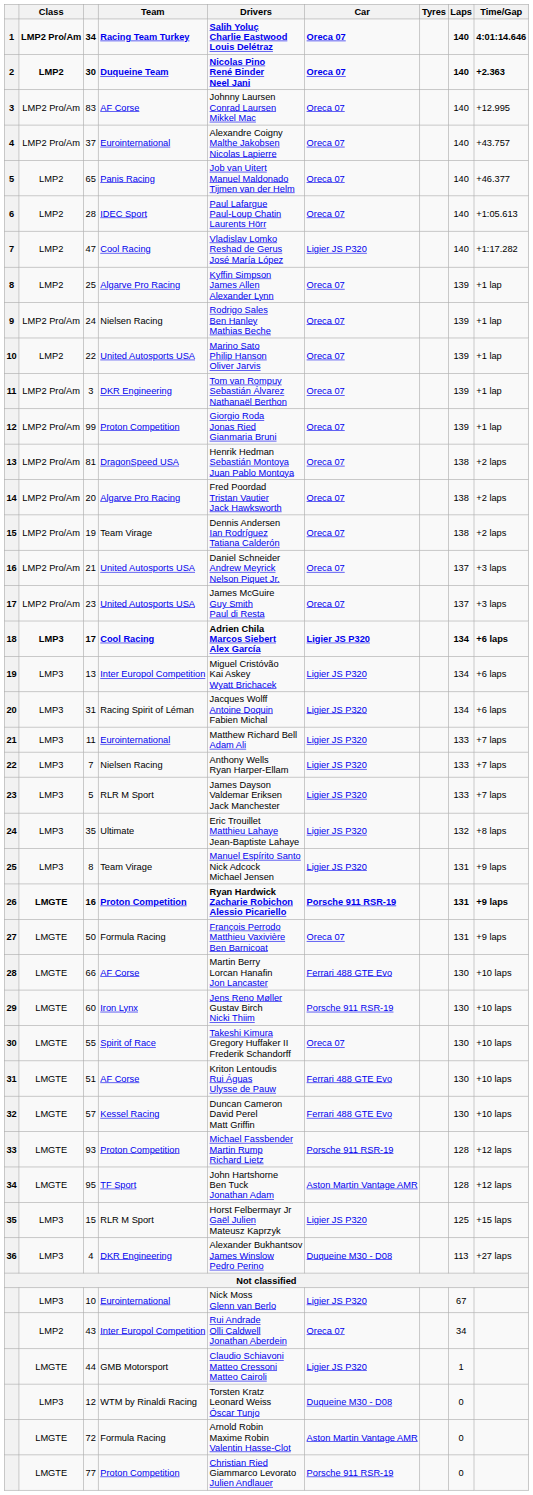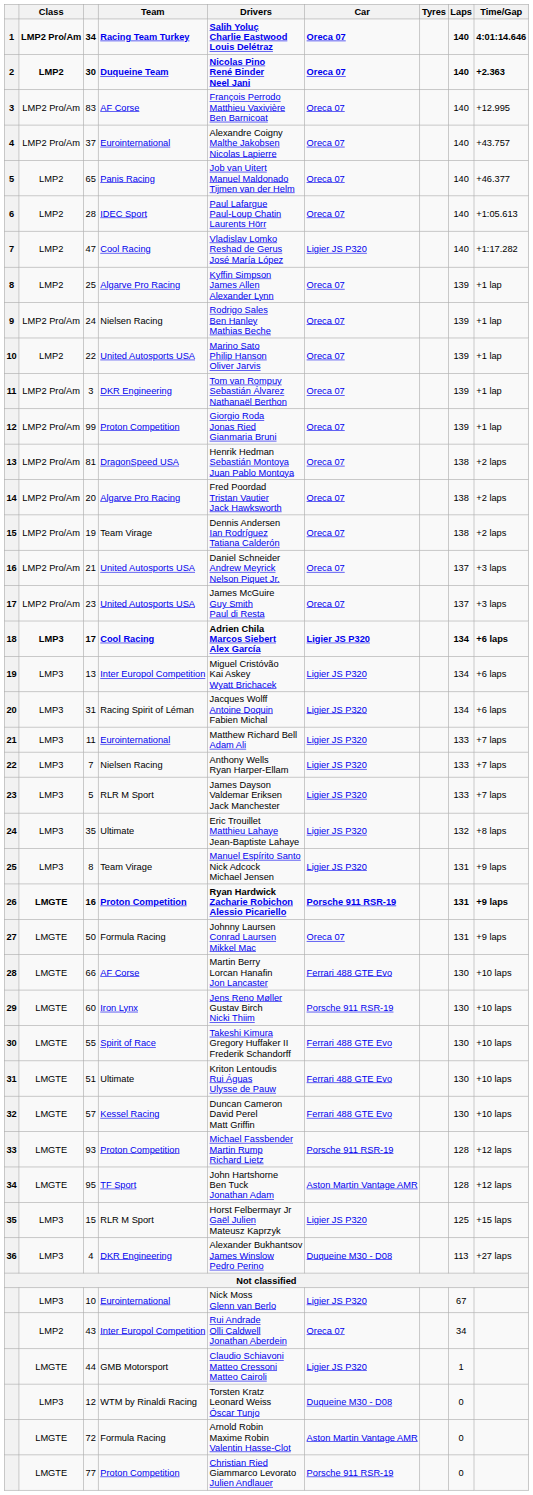(243, 108) Johnny Laursen Conrad Laursen Mikkel Mac -> (247, 108) François Perrodo Matthieu Vaxivière Ben Barnicoat
(247, 937) François Perrodo Matthieu Vaxivière Ben Barnicoat -> (243, 937) Johnny Laursen Conrad Laursen Mikkel Mac
(326, 1043) Oreca 07 -> (349, 1043) Ferrari 488 GTE Evo
(120, 1079) AF Corse -> (117, 1079) Ultimate
